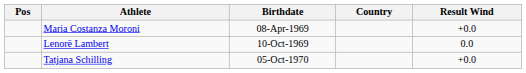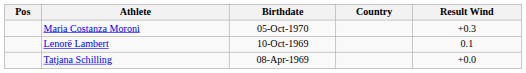(283, 28) 08-Apr-1969 -> (283, 28) 05-Oct-1970
(467, 28) +0.0 -> (467, 28) +0.3
(467, 44) 0.0 -> (467, 44) 0.1
(283, 60) 05-Oct-1970 -> (283, 60) 08-Apr-1969
